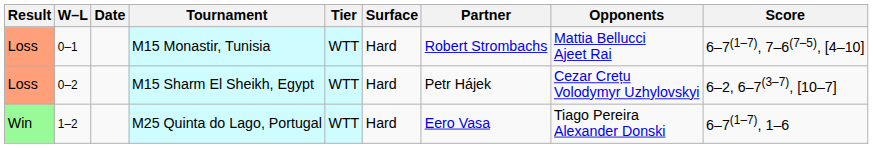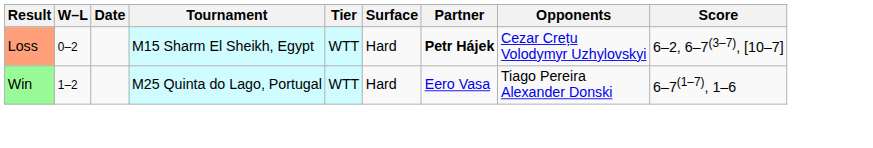- row: (201, 46)
(458, 84) normal -> (459, 46) bold
